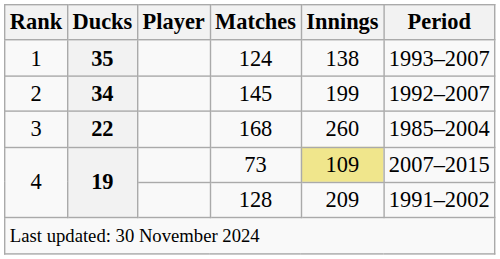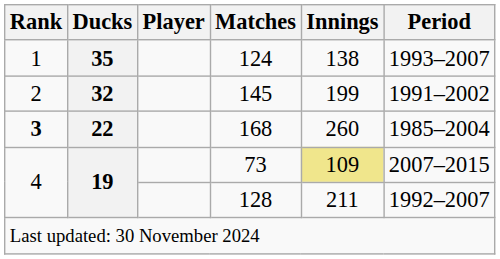(102, 93) 34 -> (102, 93) 32
(439, 93) 1992–2007 -> (439, 93) 1991–2002
(36, 128) normal -> (36, 128) bold
(342, 199) 209 -> (342, 199) 211
(439, 199) 1991–2002 -> (439, 199) 1992–2007
